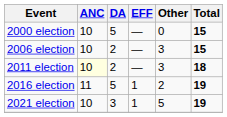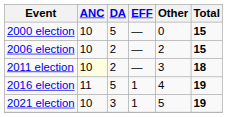(161, 49) 3 -> (161, 49) 2
(161, 85) 2 -> (161, 85) 4
